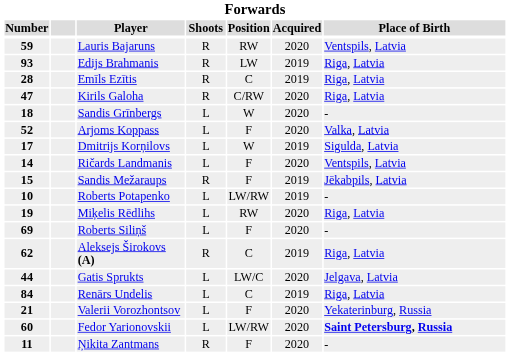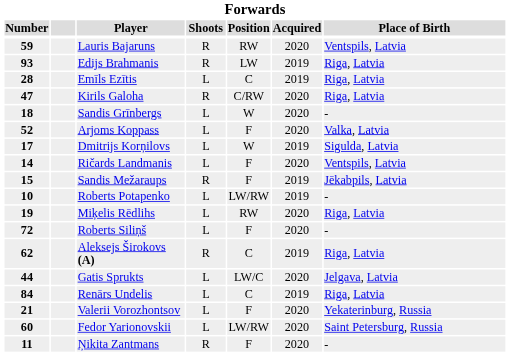(206, 79) R -> (206, 79) L
(27, 230) 69 -> (27, 230) 72
(388, 327) bold -> (383, 327) normal
